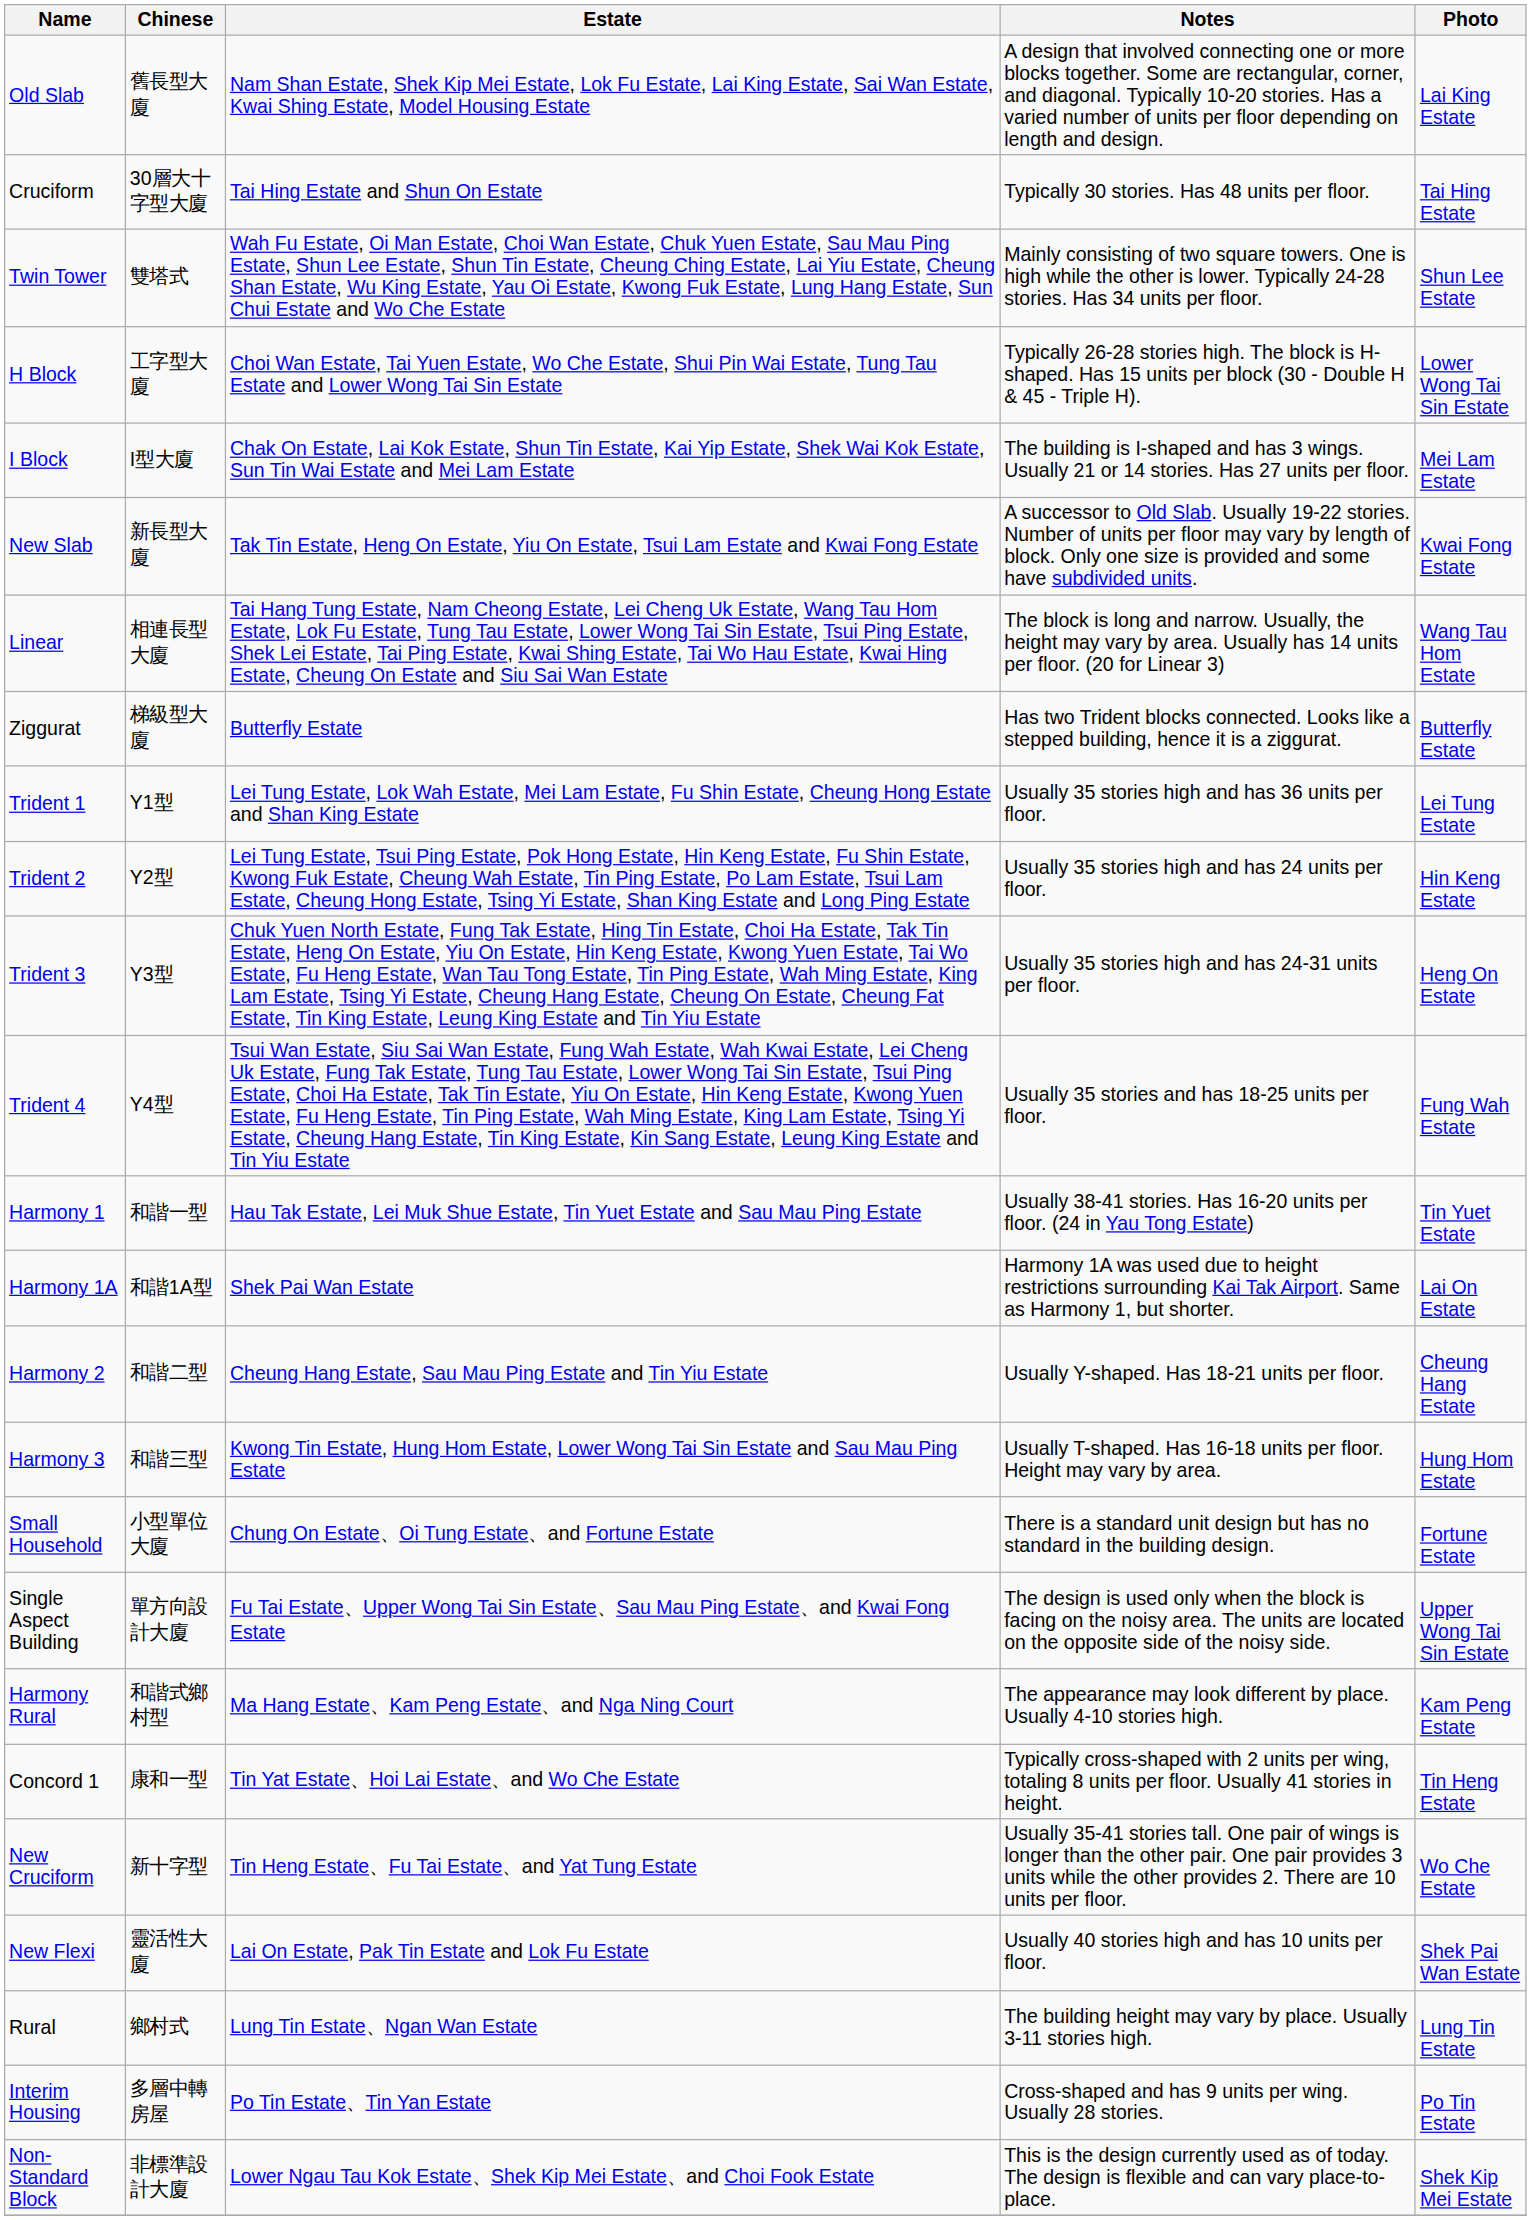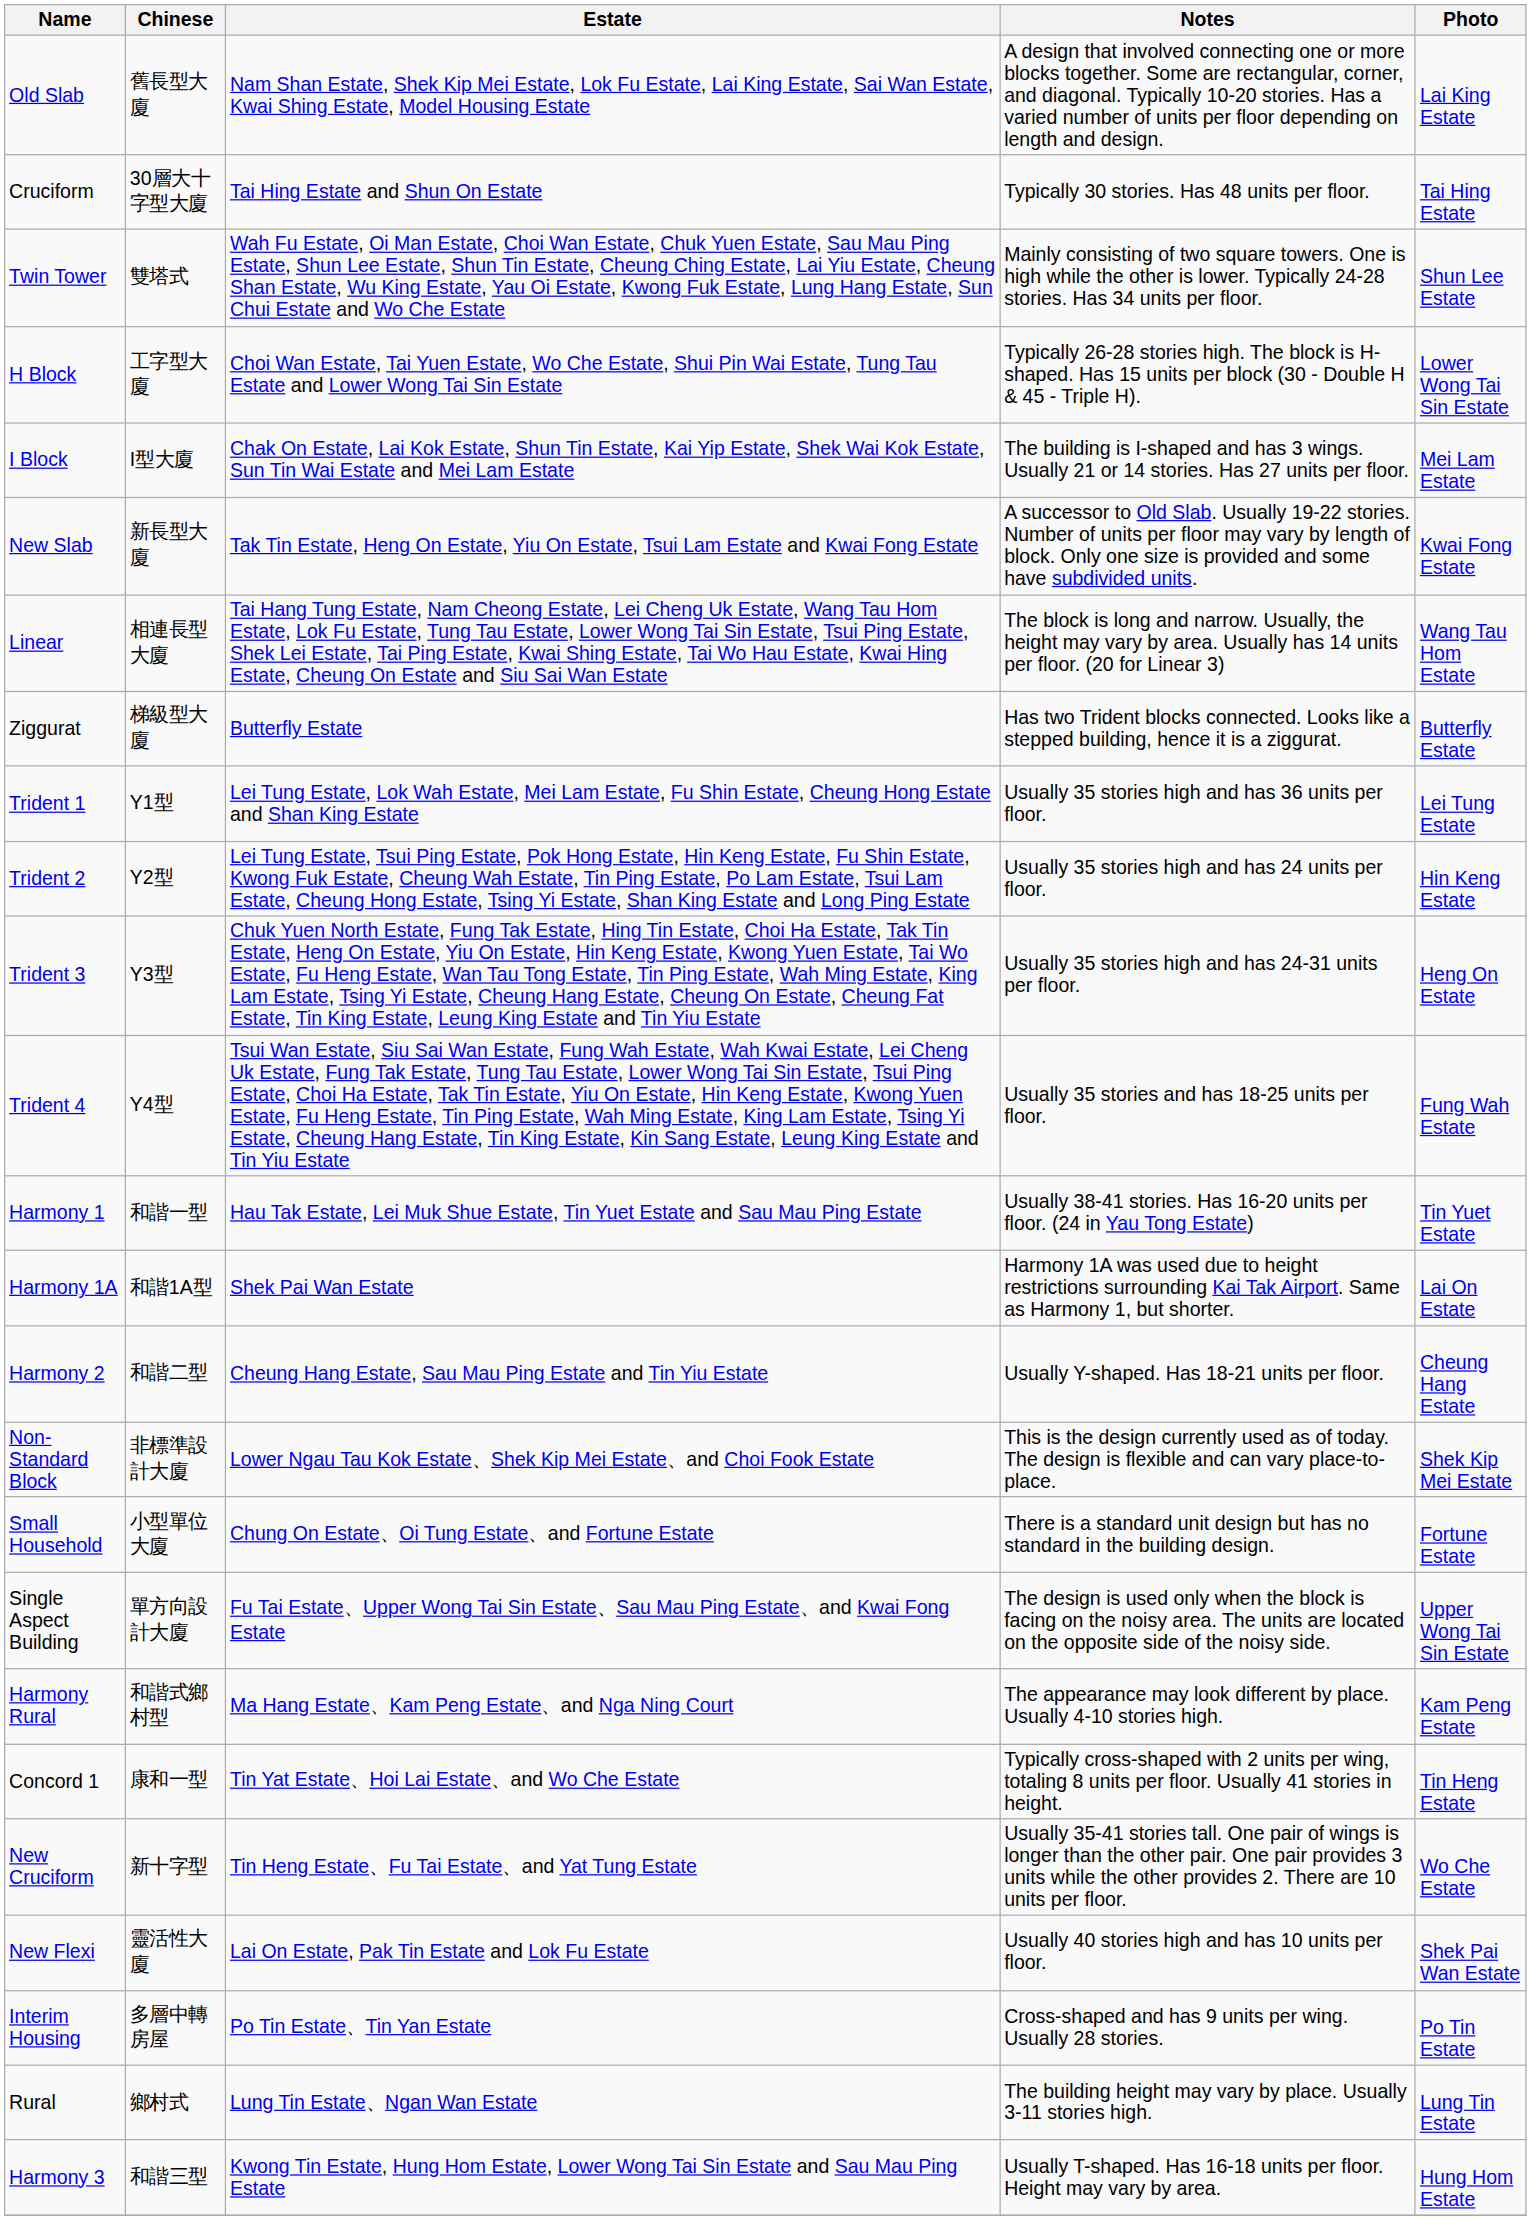rows swapped: (57, 1459) <-> (49, 2177)
rows swapped: (32, 2027) <-> (45, 2102)
